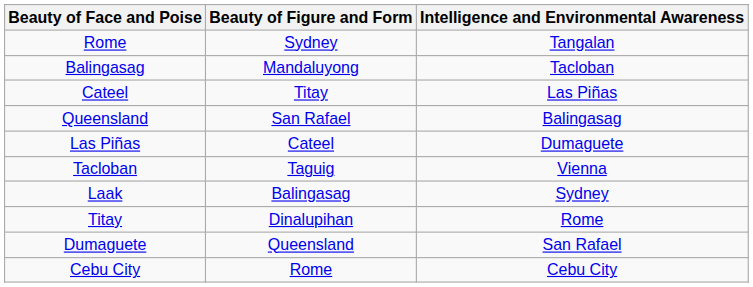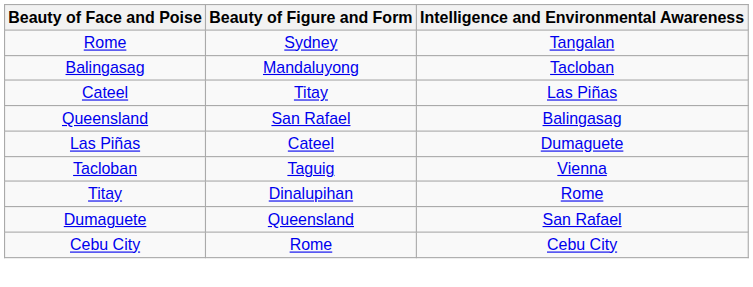- row: (105, 194)
